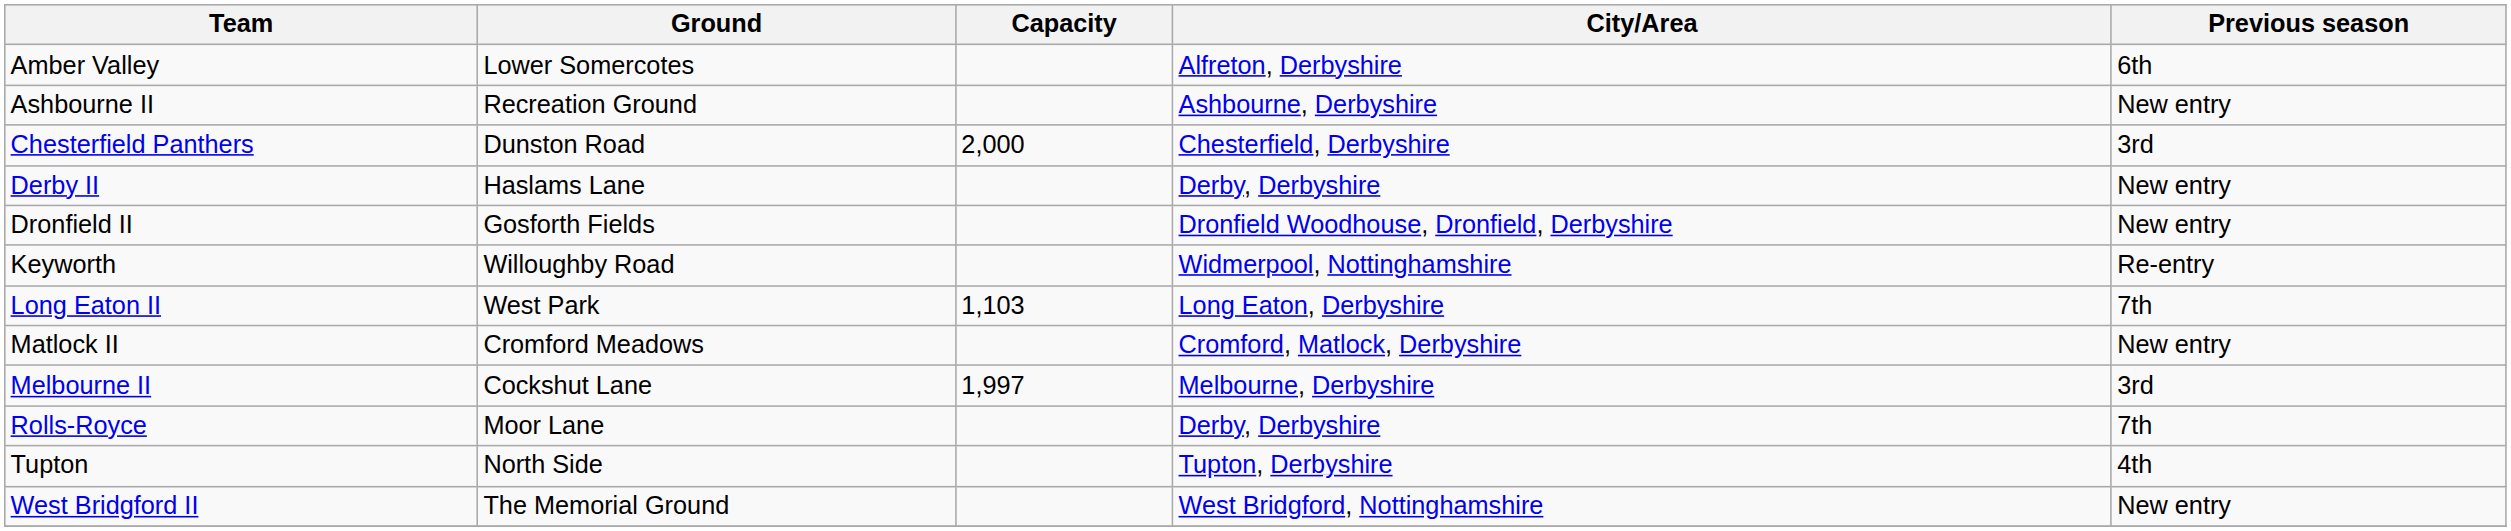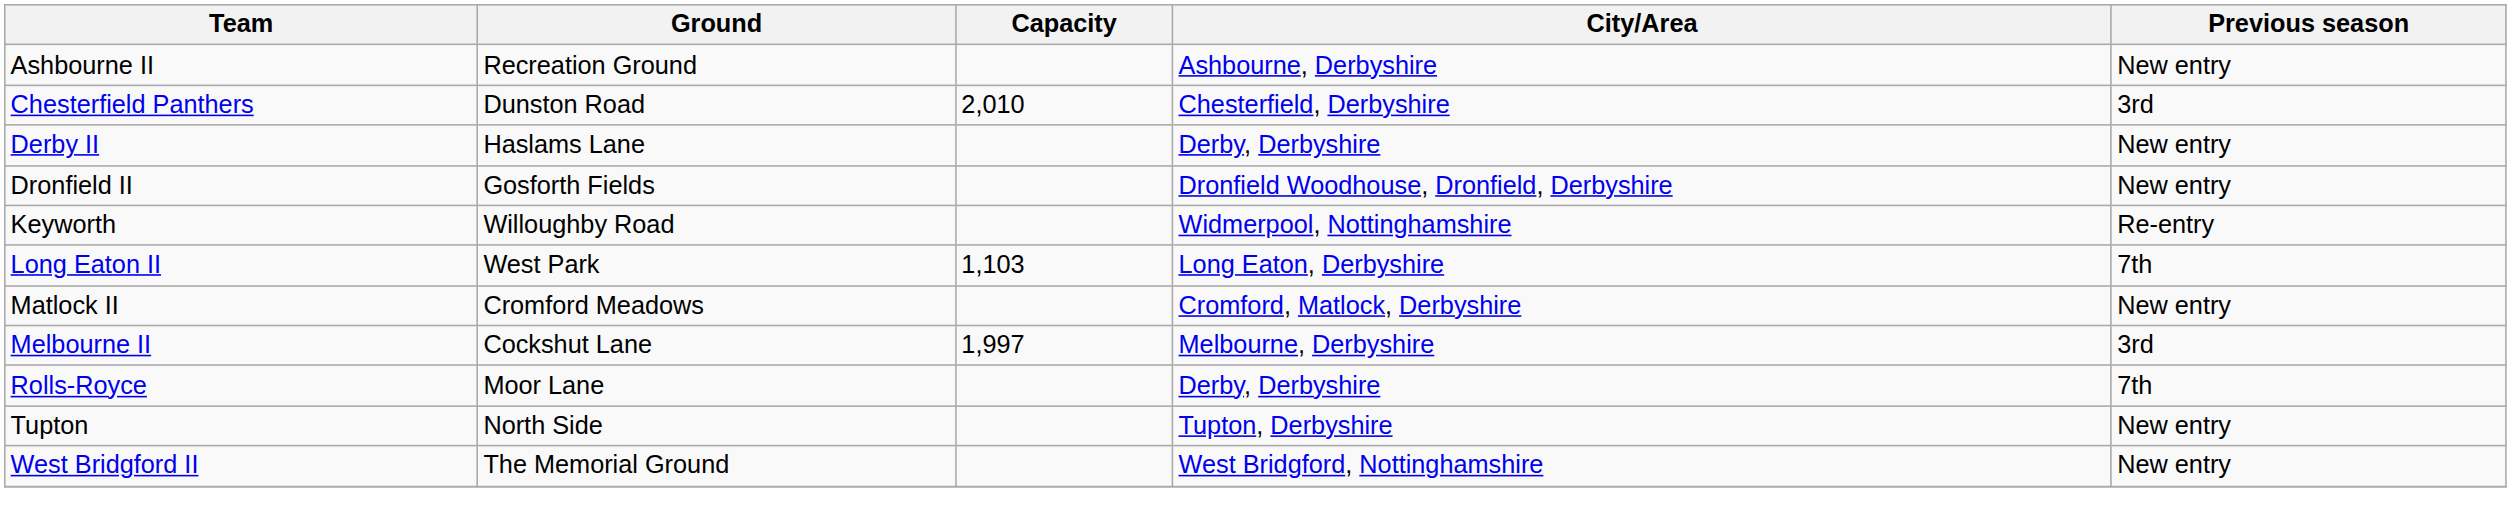- row: (85, 64)
(993, 144) 2,000 -> (993, 104) 2,010
(2135, 465) 4th -> (2174, 425) New entry
